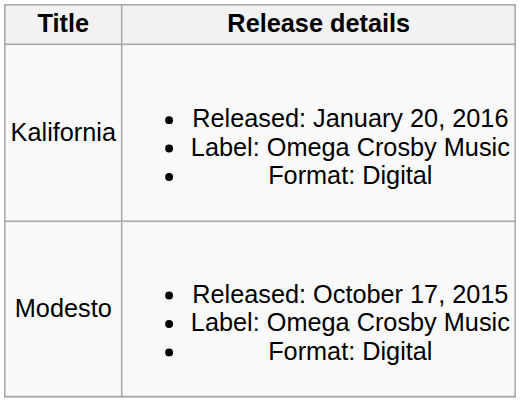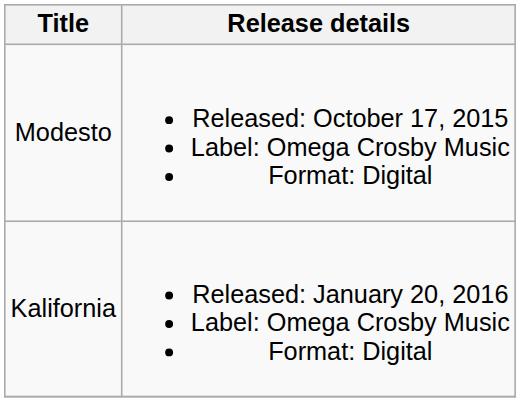rows swapped: (63, 308) <-> (63, 132)
